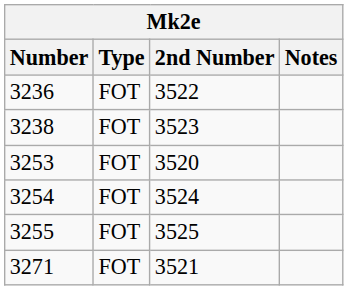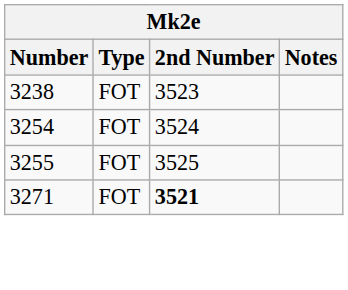- row: (32, 92)
- row: (32, 162)
(177, 267) normal -> (177, 197) bold
